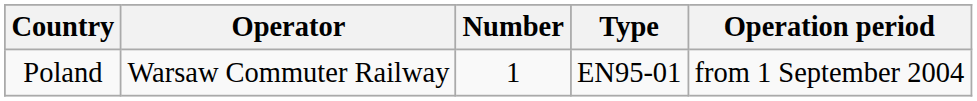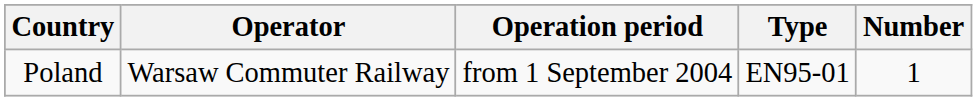columns swapped: (513, 27) <-> (829, 27)
